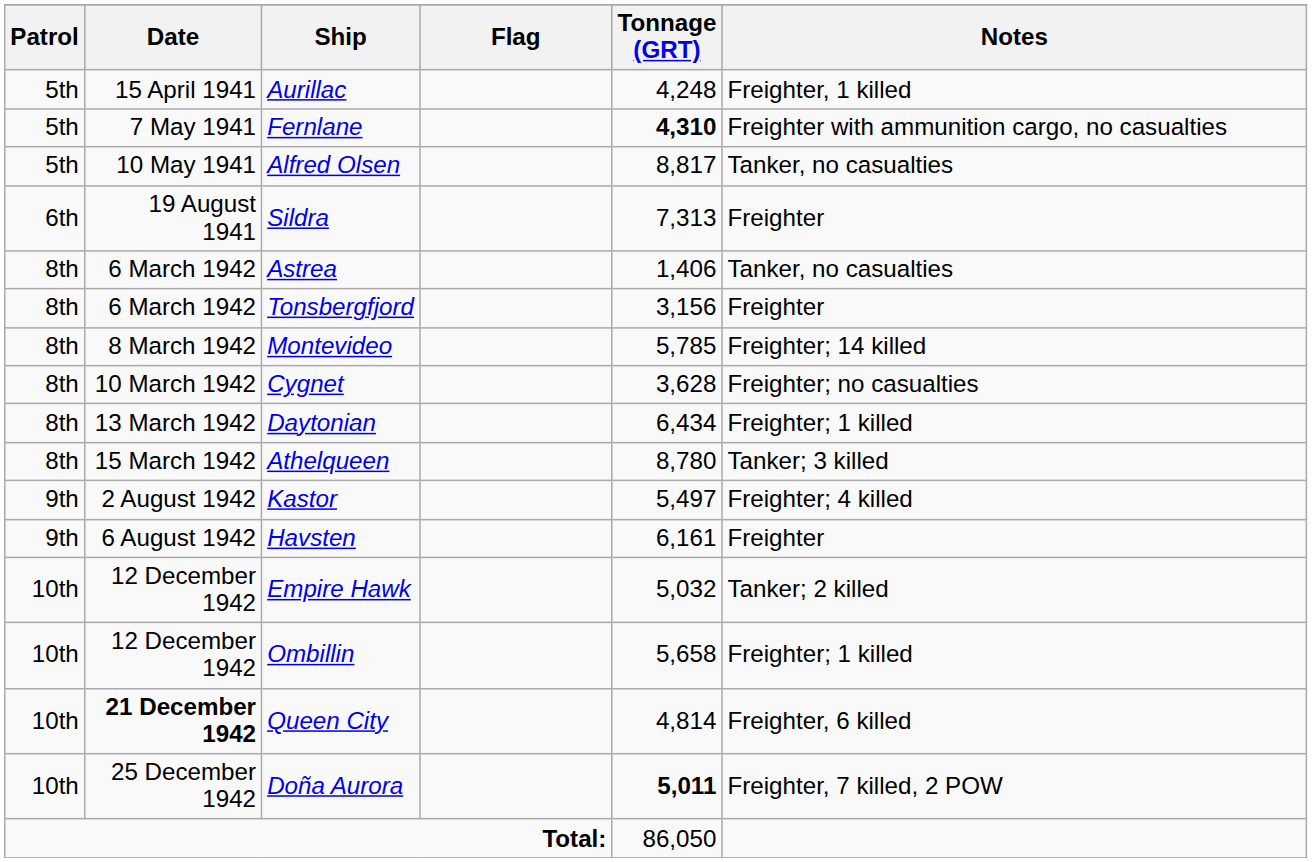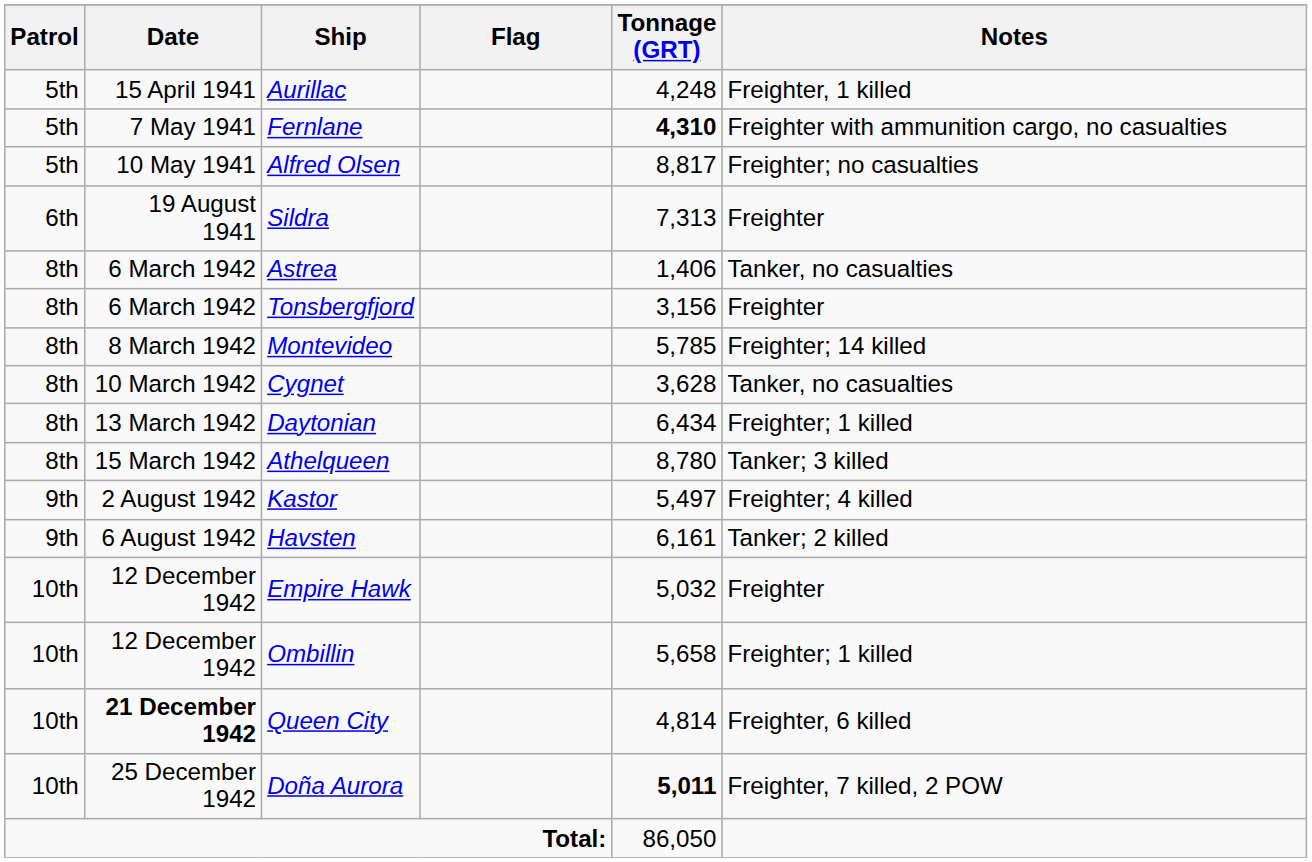(840, 165) Tanker, no casualties -> (853, 165) Freighter; no casualties
(853, 384) Freighter; no casualties -> (840, 384) Tanker, no casualties
(776, 537) Freighter -> (808, 537) Tanker; 2 killed
(808, 589) Tanker; 2 killed -> (776, 589) Freighter
